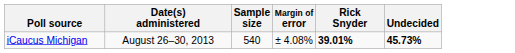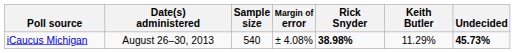+ column: (419, 18)
(335, 40) 39.01% -> (335, 40) 38.98%
